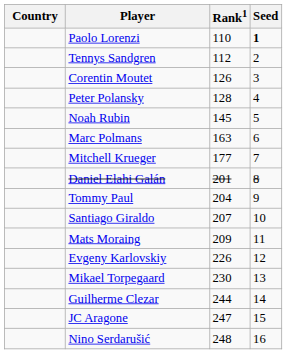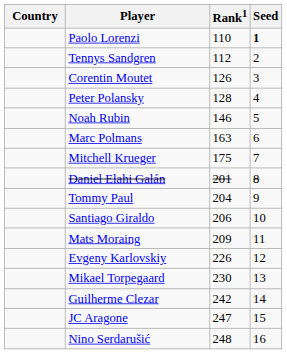(222, 118) 145 -> (222, 118) 146
(222, 158) 177 -> (222, 158) 175
(222, 218) 207 -> (222, 218) 206
(222, 298) 244 -> (222, 298) 242
